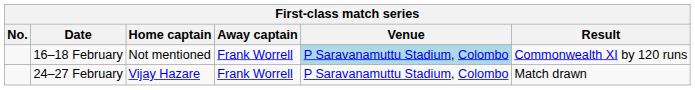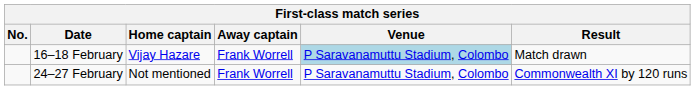(170, 54) Not mentioned -> (164, 54) Vijay Hazare
(601, 54) Commonwealth XI by 120 runs -> (551, 54) Match drawn
(164, 74) Vijay Hazare -> (170, 74) Not mentioned
(551, 74) Match drawn -> (601, 74) Commonwealth XI by 120 runs
